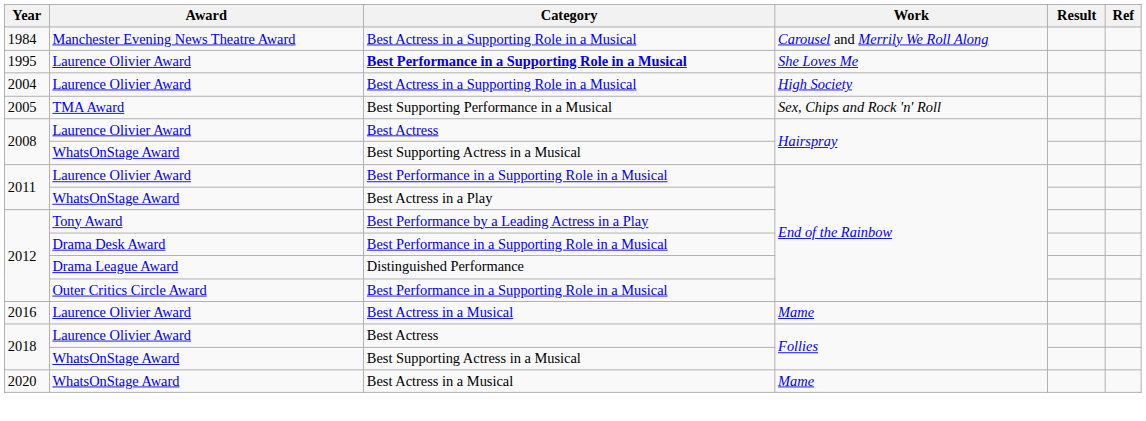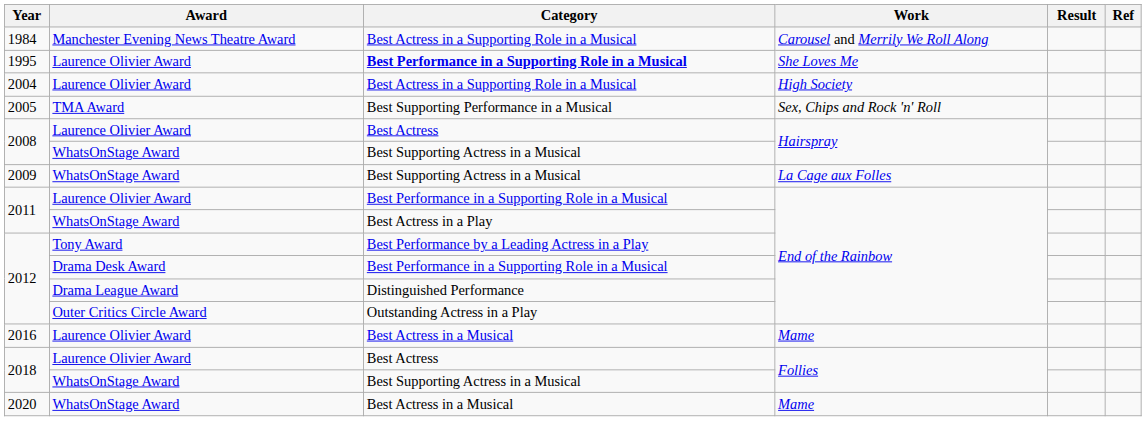+ row: (22, 175)
(517, 289) Best Performance in a Supporting Role in a Musical -> (452, 312) Outstanding Actress in a Play
